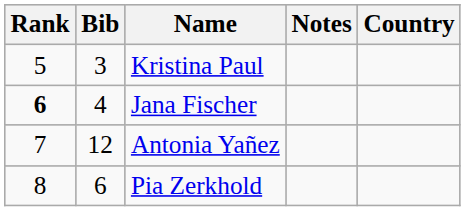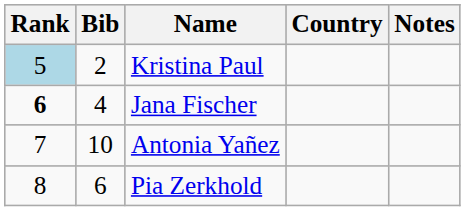columns swapped: (409, 24) <-> (322, 24)
(40, 64) no background -> (40, 64) lightblue background
(100, 64) 3 -> (100, 64) 2
(100, 144) 12 -> (100, 144) 10
